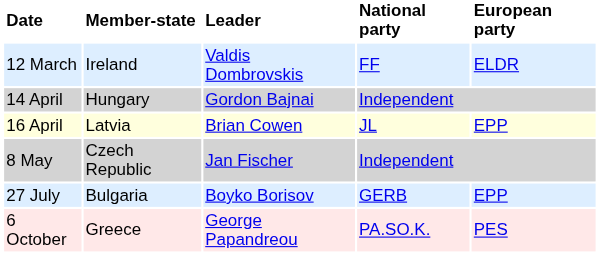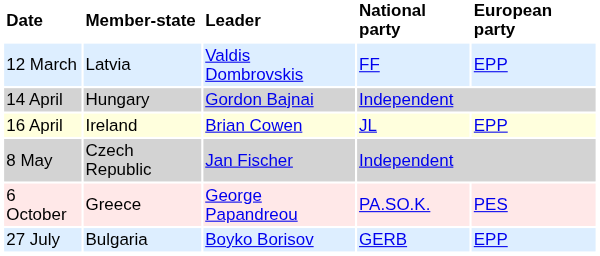(111, 64) Ireland -> (108, 64) Latvia
(496, 64) ELDR -> (491, 64) EPP
(108, 125) Latvia -> (111, 125) Ireland
rows swapped: (33, 195) <-> (36, 230)
